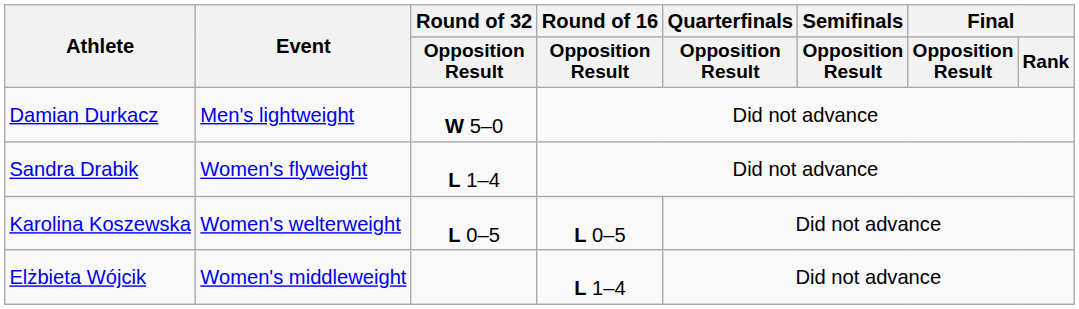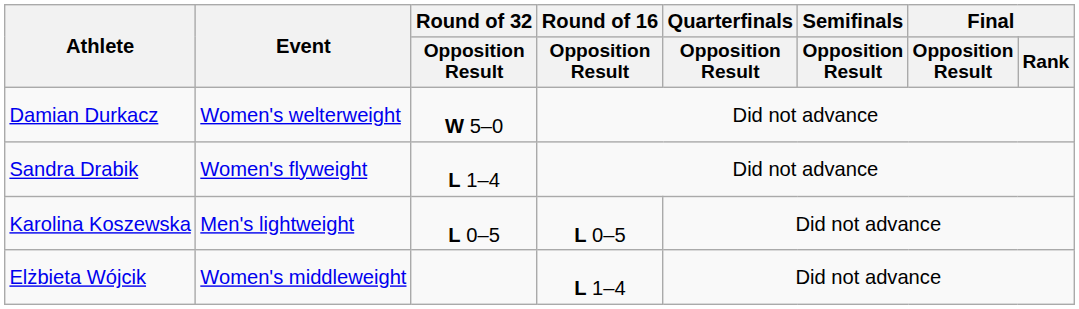(277, 115) Men's lightweight -> (301, 115) Women's welterweight
(301, 224) Women's welterweight -> (277, 224) Men's lightweight
